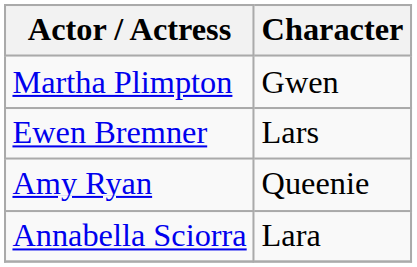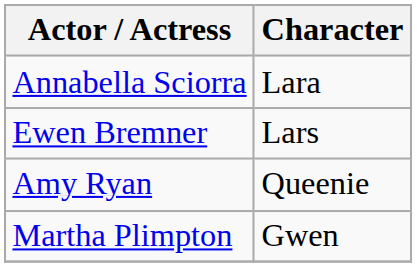rows swapped: (122, 81) <-> (130, 235)
